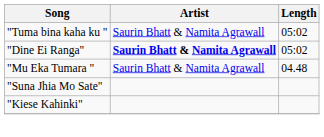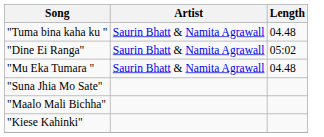(294, 31) 05:02 -> (283, 31) 04.48
(194, 50) bold -> (189, 50) normal
+ row: (57, 104)
